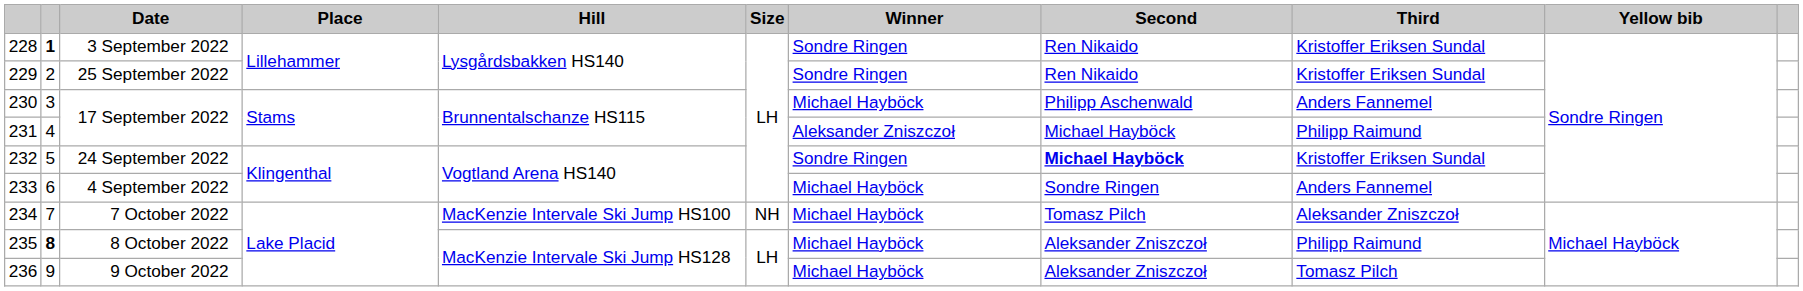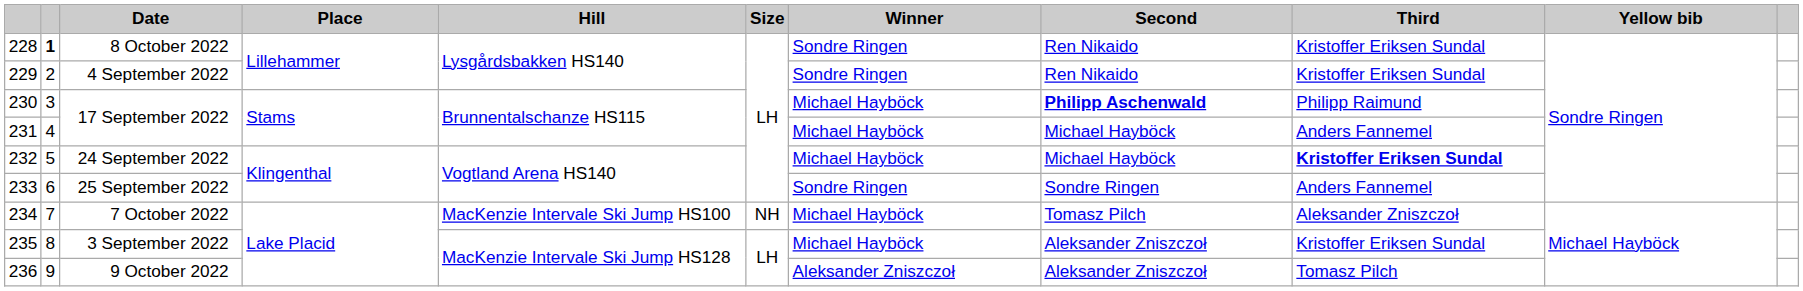(163, 46) 3 September 2022 -> (174, 46) 8 October 2022
(158, 74) 25 September 2022 -> (163, 74) 4 September 2022
(1119, 102) normal -> (1125, 102) bold
(1364, 102) Anders Fannemel -> (1359, 102) Philipp Raimund
(874, 130) Aleksander Zniszczoł -> (858, 130) Michael Hayböck
(1359, 130) Philipp Raimund -> (1364, 130) Anders Fannemel
(850, 158) Sondre Ringen -> (858, 158) Michael Hayböck
(1114, 158) bold -> (1110, 158) normal
(1391, 158) normal -> (1399, 158) bold
(163, 187) 4 September 2022 -> (158, 187) 25 September 2022
(858, 187) Michael Hayböck -> (850, 187) Sondre Ringen
(50, 243) bold -> (50, 243) normal
(174, 243) 8 October 2022 -> (163, 243) 3 September 2022
(1359, 243) Philipp Raimund -> (1391, 243) Kristoffer Eriksen Sundal
(858, 271) Michael Hayböck -> (874, 271) Aleksander Zniszczoł
